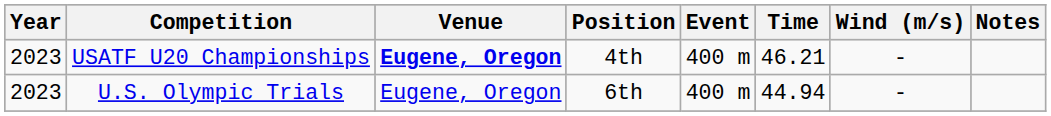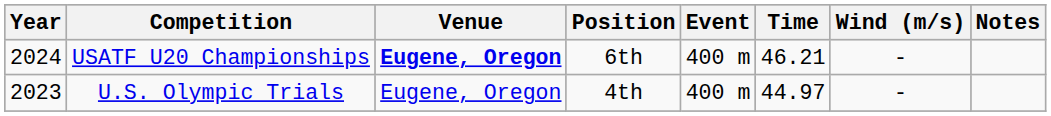(36, 58) 2023 -> (36, 58) 2024
(624, 58) 4th -> (624, 58) 6th
(624, 93) 6th -> (624, 93) 4th
(793, 93) 44.94 -> (793, 93) 44.97
